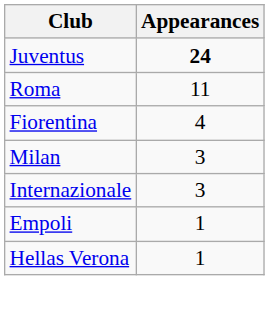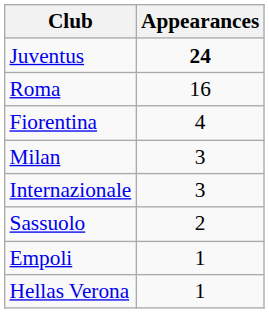(200, 88) 11 -> (200, 88) 16
+ row: (47, 223)
